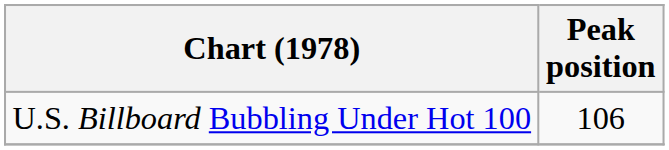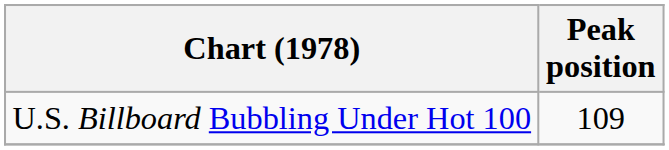(601, 117) 106 -> (601, 117) 109
